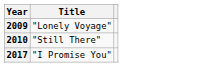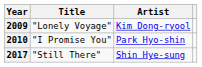+ column: (153, 12)
(67, 40) "Still There" -> (72, 40) "I Promise You"
(72, 55) "I Promise You" -> (67, 55) "Still There"
